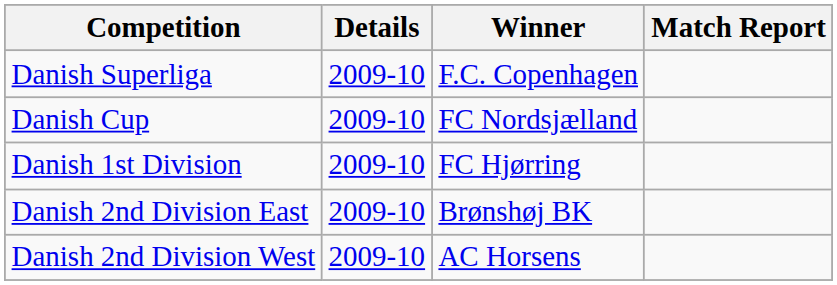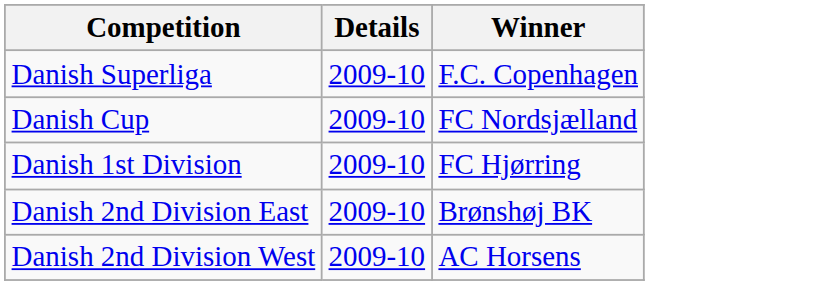- column: (739, 27)
